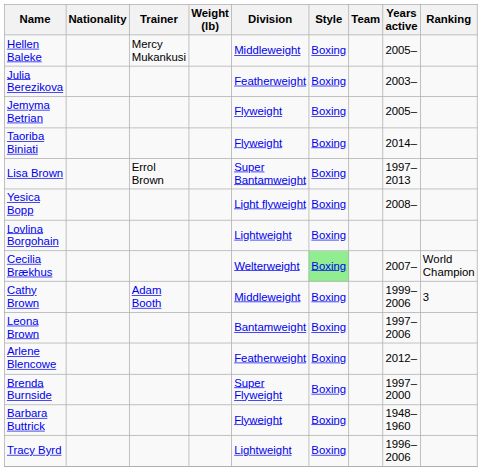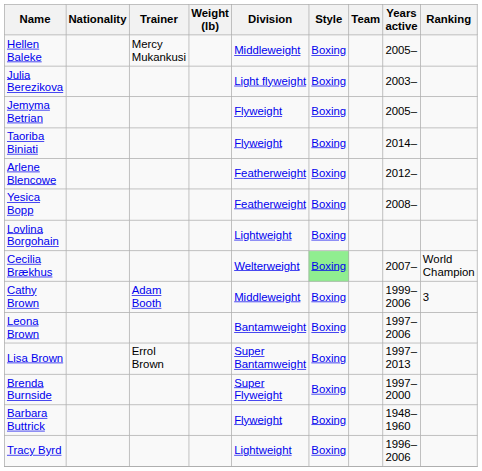(270, 81) Featherweight -> (270, 81) Light flyweight
rows swapped: (32, 358) <-> (35, 173)
(270, 204) Light flyweight -> (270, 204) Featherweight
